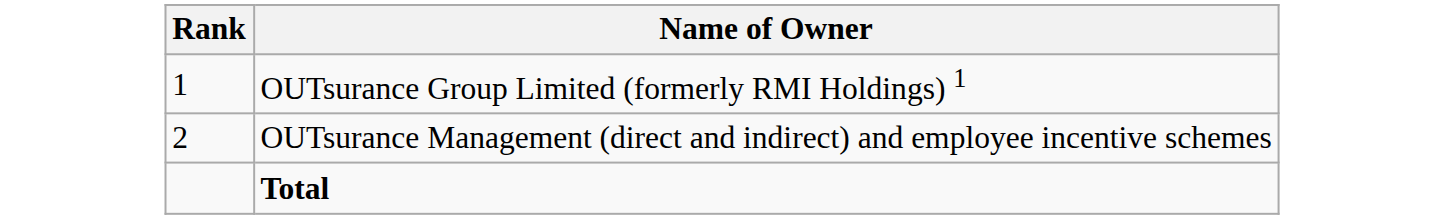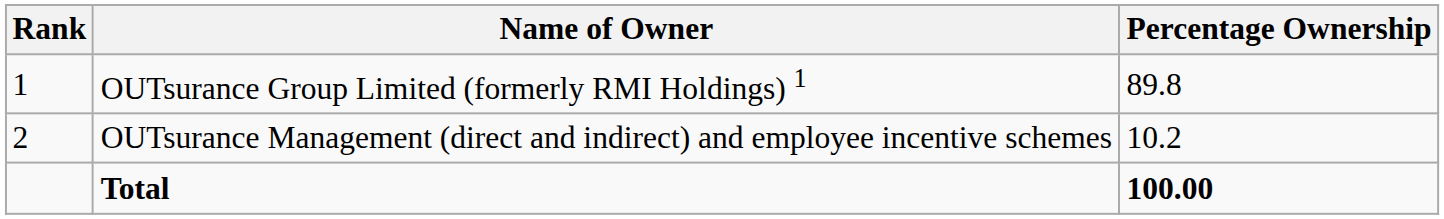+ column: (1279, 29)
